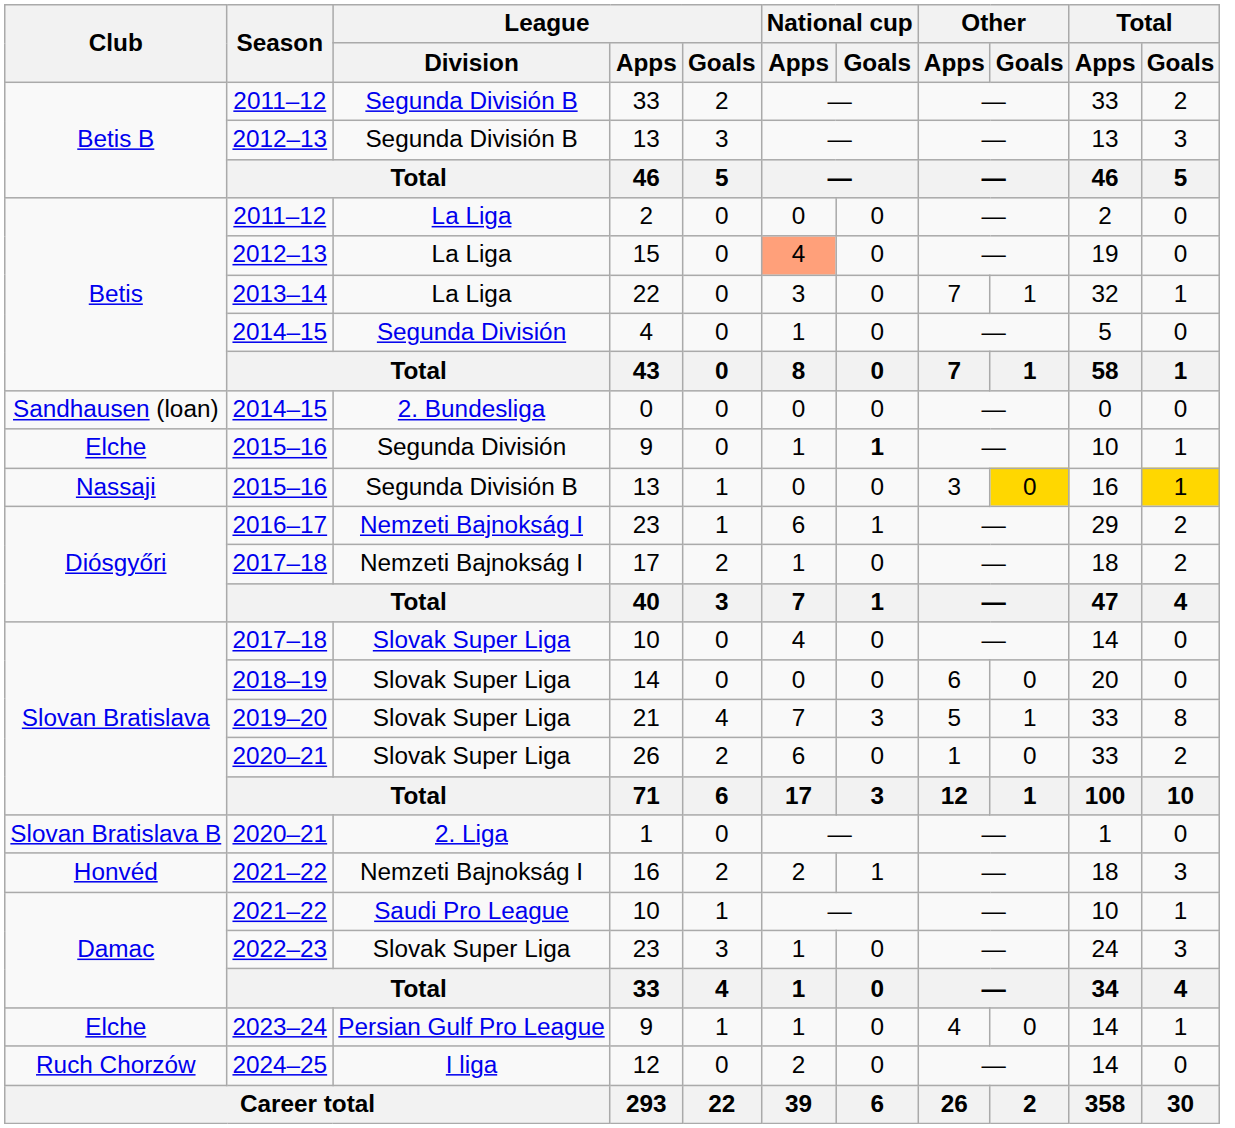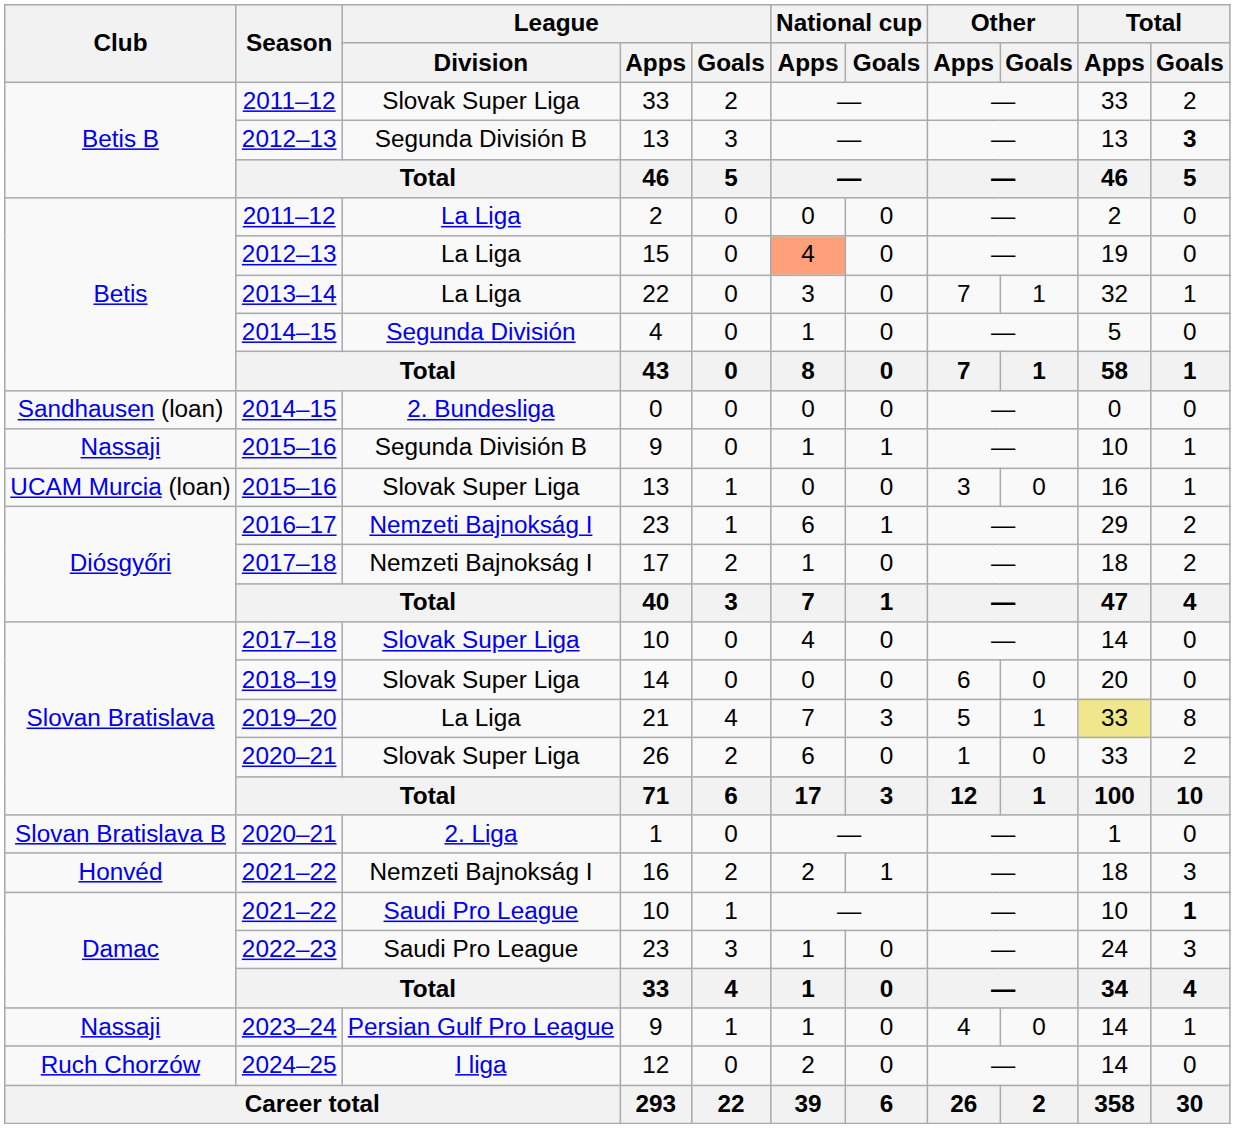(472, 100) Segunda División B -> (481, 100) Slovak Super Liga
(1180, 139) normal -> (1190, 139) bold
(116, 448) Elche -> (120, 448) Nassaji
(472, 448) Segunda División -> (481, 448) Segunda División B
(877, 448) bold -> (887, 448) normal
(116, 486) Nassaji -> (121, 486) UCAM Murcia (loan)
(472, 486) Segunda División B -> (481, 486) Slovak Super Liga
(1030, 486) gold background -> (1039, 486) no background
(1180, 486) gold background -> (1190, 486) no background
(472, 718) Slovak Super Liga -> (481, 718) La Liga
(1105, 718) no background -> (1114, 718) khaki background
(1180, 910) normal -> (1190, 910) bold
(472, 949) Slovak Super Liga -> (481, 949) Saudi Pro League
(116, 1026) Elche -> (120, 1026) Nassaji
